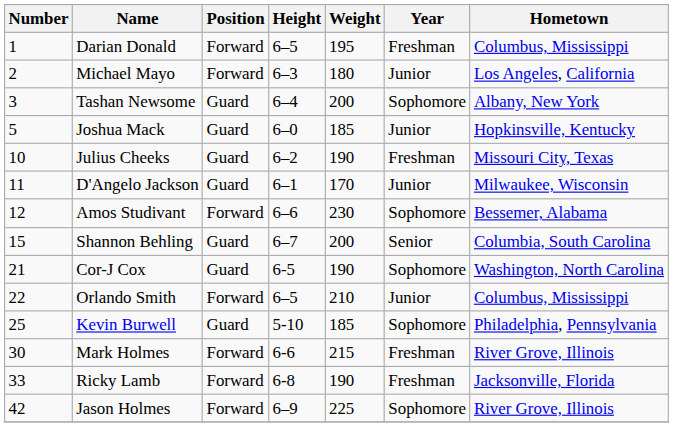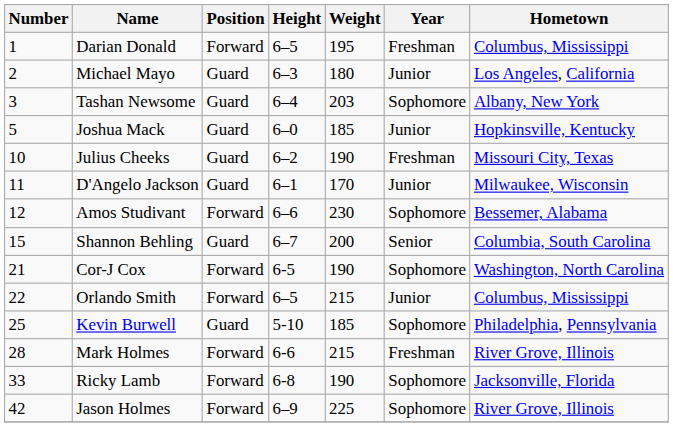(235, 74) Forward -> (228, 74) Guard
(342, 102) 200 -> (342, 102) 203
(228, 268) Guard -> (235, 268) Forward
(342, 296) 210 -> (342, 296) 215
(17, 352) 30 -> (17, 352) 28
(422, 380) Freshman -> (427, 380) Sophomore
